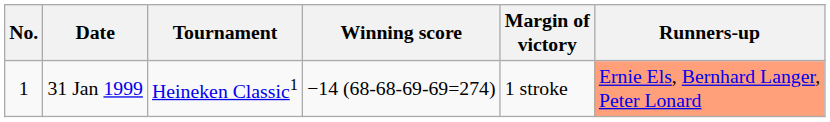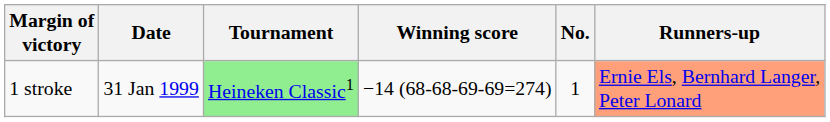columns swapped: (24, 32) <-> (547, 32)
(225, 88) no background -> (281, 88) lightgreen background
